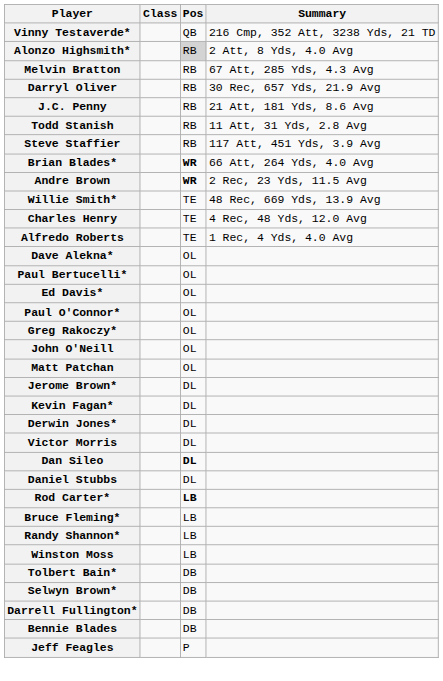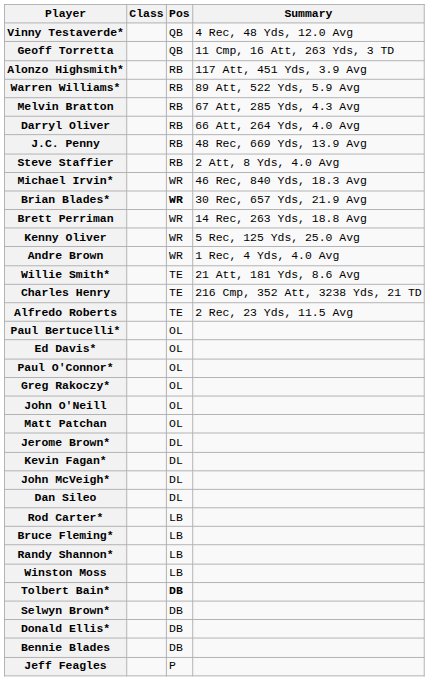(322, 32) 216 Cmp, 352 Att, 3238 Yds, 21 TD -> (274, 32) 4 Rec, 48 Yds, 12.0 Avg
+ row: (66, 51)
(190, 51) lightgrey background -> (176, 70) no background
(281, 51) 2 Att, 8 Yds, 4.0 Avg -> (281, 70) 117 Att, 451 Yds, 3.9 Avg
+ row: (66, 88)
(295, 88) 30 Rec, 657 Yds, 21.9 Avg -> (278, 126) 66 Att, 264 Yds, 4.0 Avg
(291, 107) 21 Att, 181 Yds, 8.6 Avg -> (281, 144) 48 Rec, 669 Yds, 13.9 Avg
- row: (72, 126)
(295, 144) 117 Att, 451 Yds, 3.9 Avg -> (267, 163) 2 Att, 8 Yds, 4.0 Avg
+ row: (66, 182)
(291, 163) 66 Att, 264 Yds, 4.0 Avg -> (281, 200) 30 Rec, 657 Yds, 21.9 Avg
+ row: (66, 219)
+ row: (66, 238)
(190, 182) bold -> (176, 256) normal
(288, 182) 2 Rec, 23 Yds, 11.5 Avg -> (267, 256) 1 Rec, 4 Yds, 4.0 Avg
(295, 200) 48 Rec, 669 Yds, 13.9 Avg -> (278, 275) 21 Att, 181 Yds, 8.6 Avg
(288, 219) 4 Rec, 48 Yds, 12.0 Avg -> (308, 293) 216 Cmp, 352 Att, 3238 Yds, 21 TD
(281, 238) 1 Rec, 4 Yds, 4.0 Avg -> (274, 312) 2 Rec, 23 Yds, 11.5 Avg
- row: (72, 256)
- row: (72, 424)
+ row: (66, 480)
- row: (72, 443)
(190, 461) bold -> (176, 499) normal
- row: (72, 480)
(190, 499) bold -> (176, 517) normal
(190, 573) normal -> (176, 592) bold
+ row: (66, 629)
- row: (72, 610)
